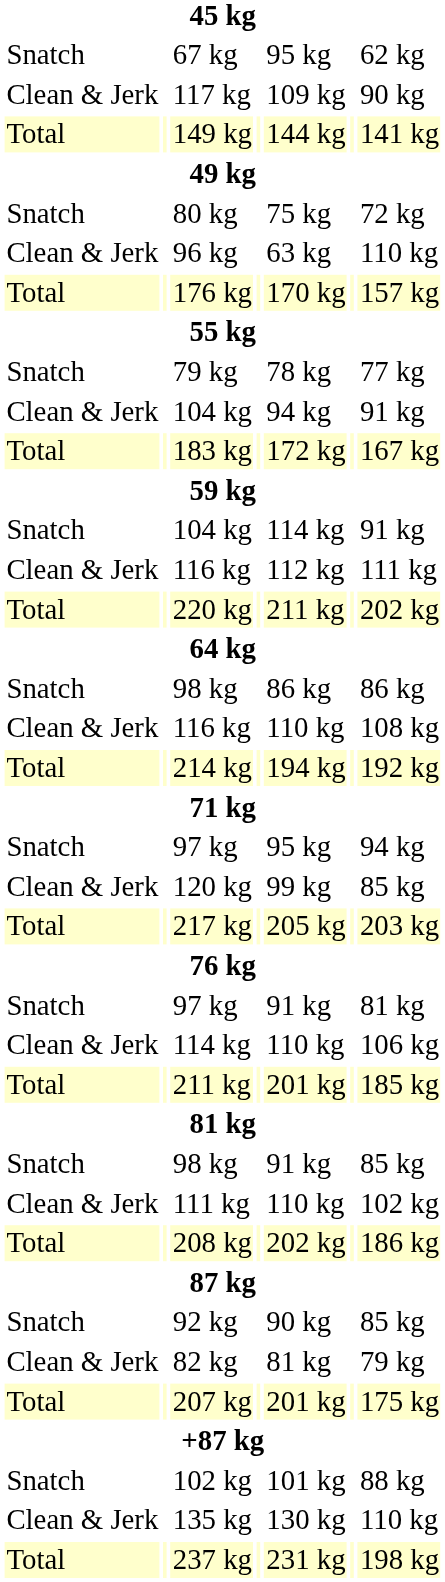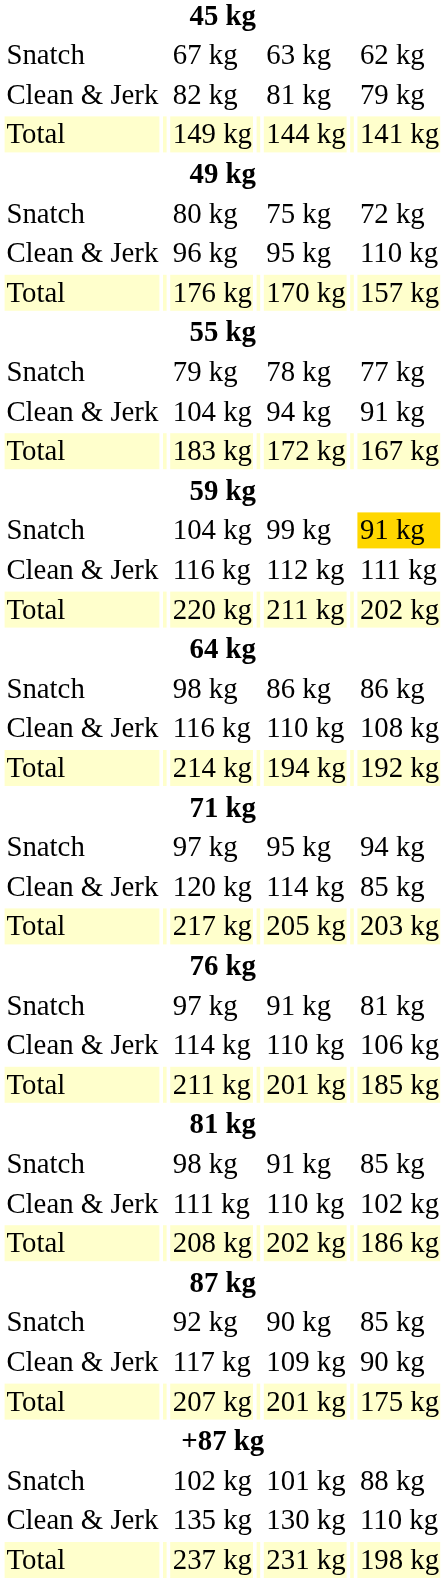(299, 54) 95 kg -> (299, 54) 63 kg
rows swapped: (82, 1361) <-> (82, 94)
(299, 252) 63 kg -> (299, 252) 95 kg
(305, 530) 114 kg -> (299, 530) 99 kg
(392, 530) no background -> (392, 530) gold background
(299, 886) 99 kg -> (305, 886) 114 kg
